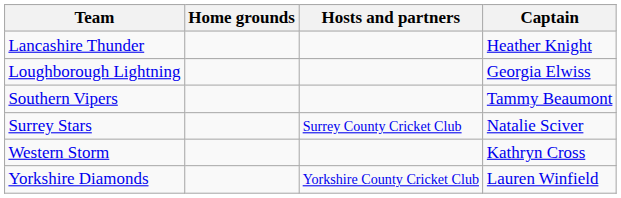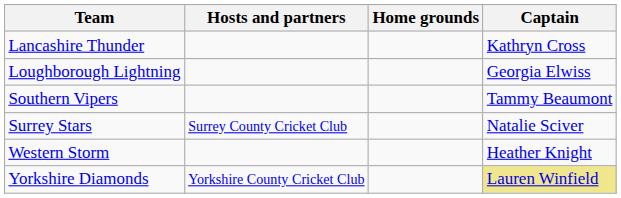columns swapped: (391, 17) <-> (242, 17)
(539, 44) Heather Knight -> (536, 44) Kathryn Cross
(536, 152) Kathryn Cross -> (539, 152) Heather Knight
(543, 179) no background -> (543, 179) khaki background
